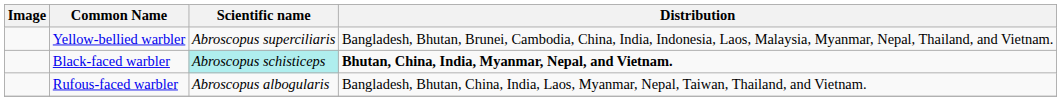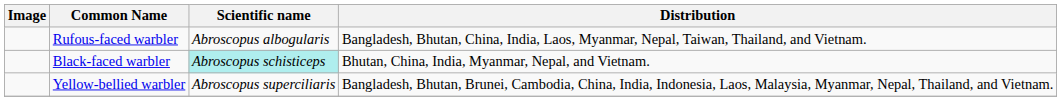rows swapped: (115, 84) <-> (119, 38)
(507, 61) bold -> (496, 61) normal
